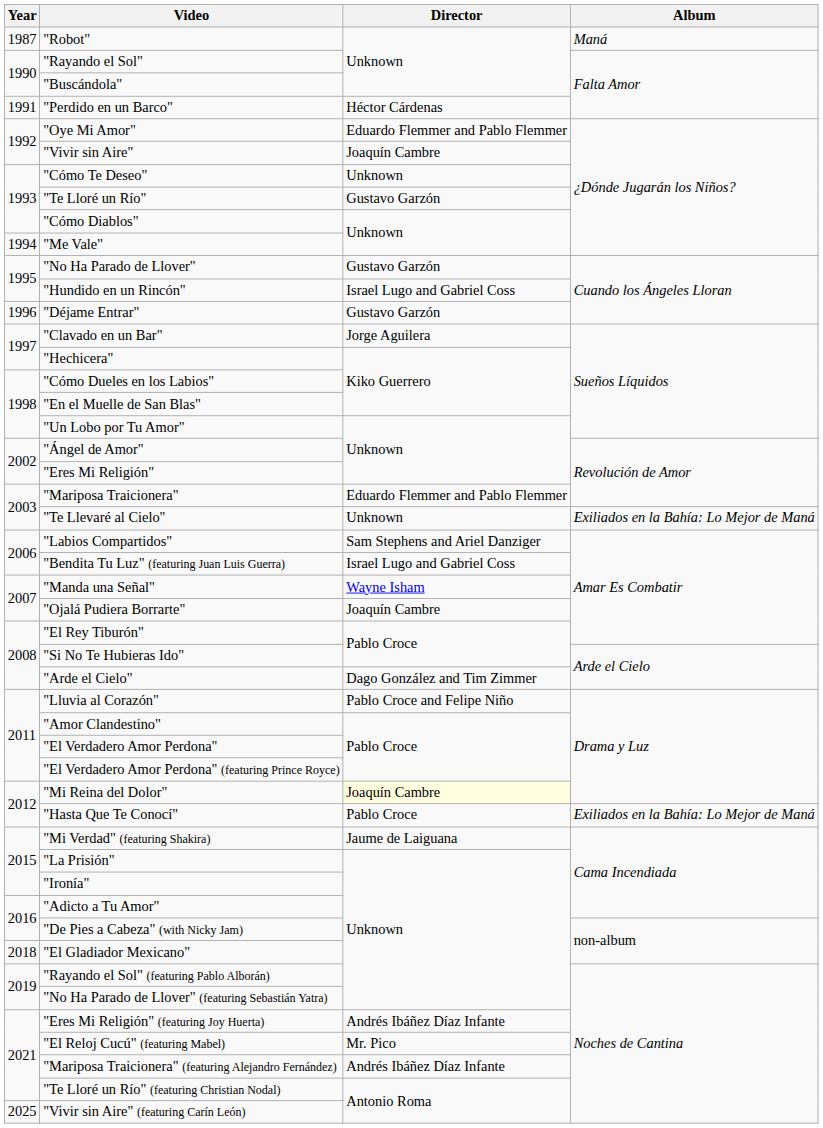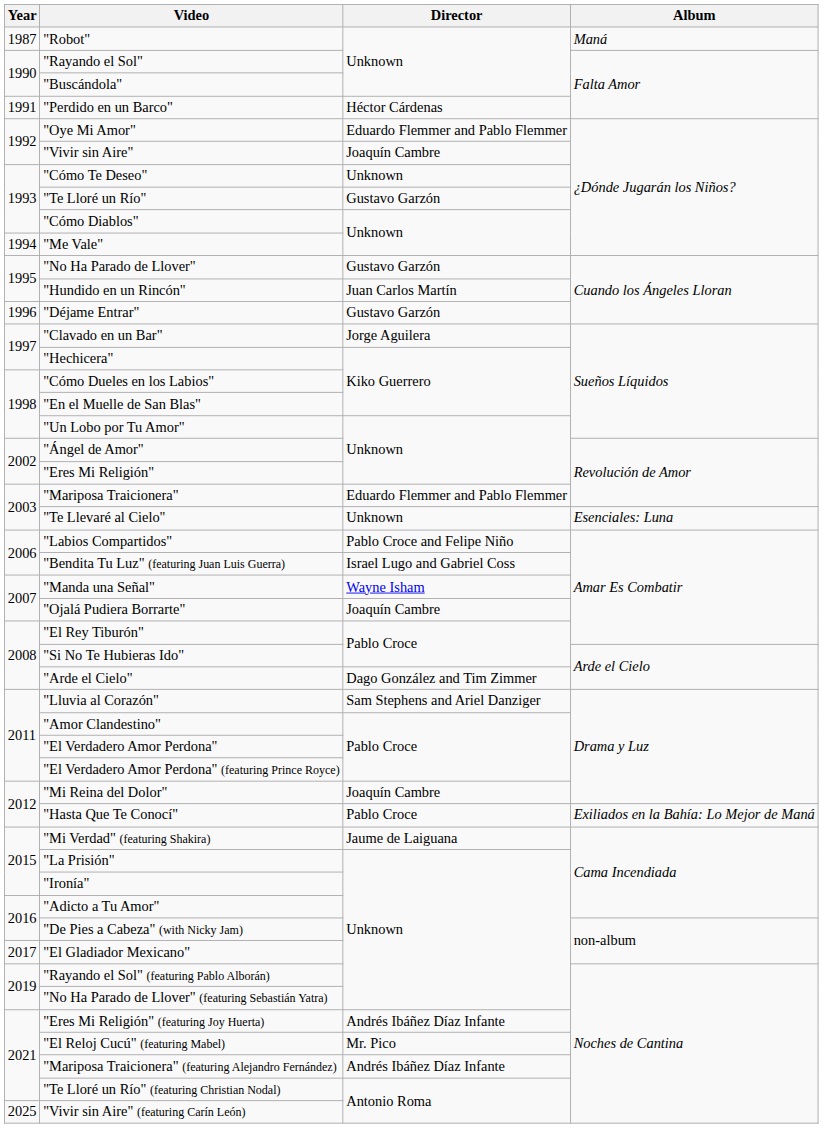(431, 289) Israel Lugo and Gabriel Coss -> (401, 289) Juan Carlos Martín
(694, 518) Exiliados en la Bahía: Lo Mejor de Maná -> (623, 518) Esenciales: Luna
(443, 541) Sam Stephens and Ariel Danziger -> (430, 541) Pablo Croce and Felipe Niño
(430, 701) Pablo Croce and Felipe Niño -> (443, 701) Sam Stephens and Ariel Danziger
(393, 792) lightyellow background -> (393, 792) no background
(22, 952) 2018 -> (22, 952) 2017
